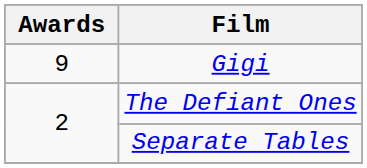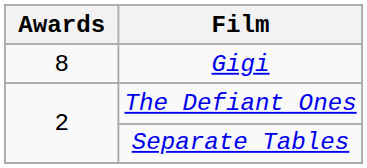(62, 64) 9 -> (62, 64) 8
